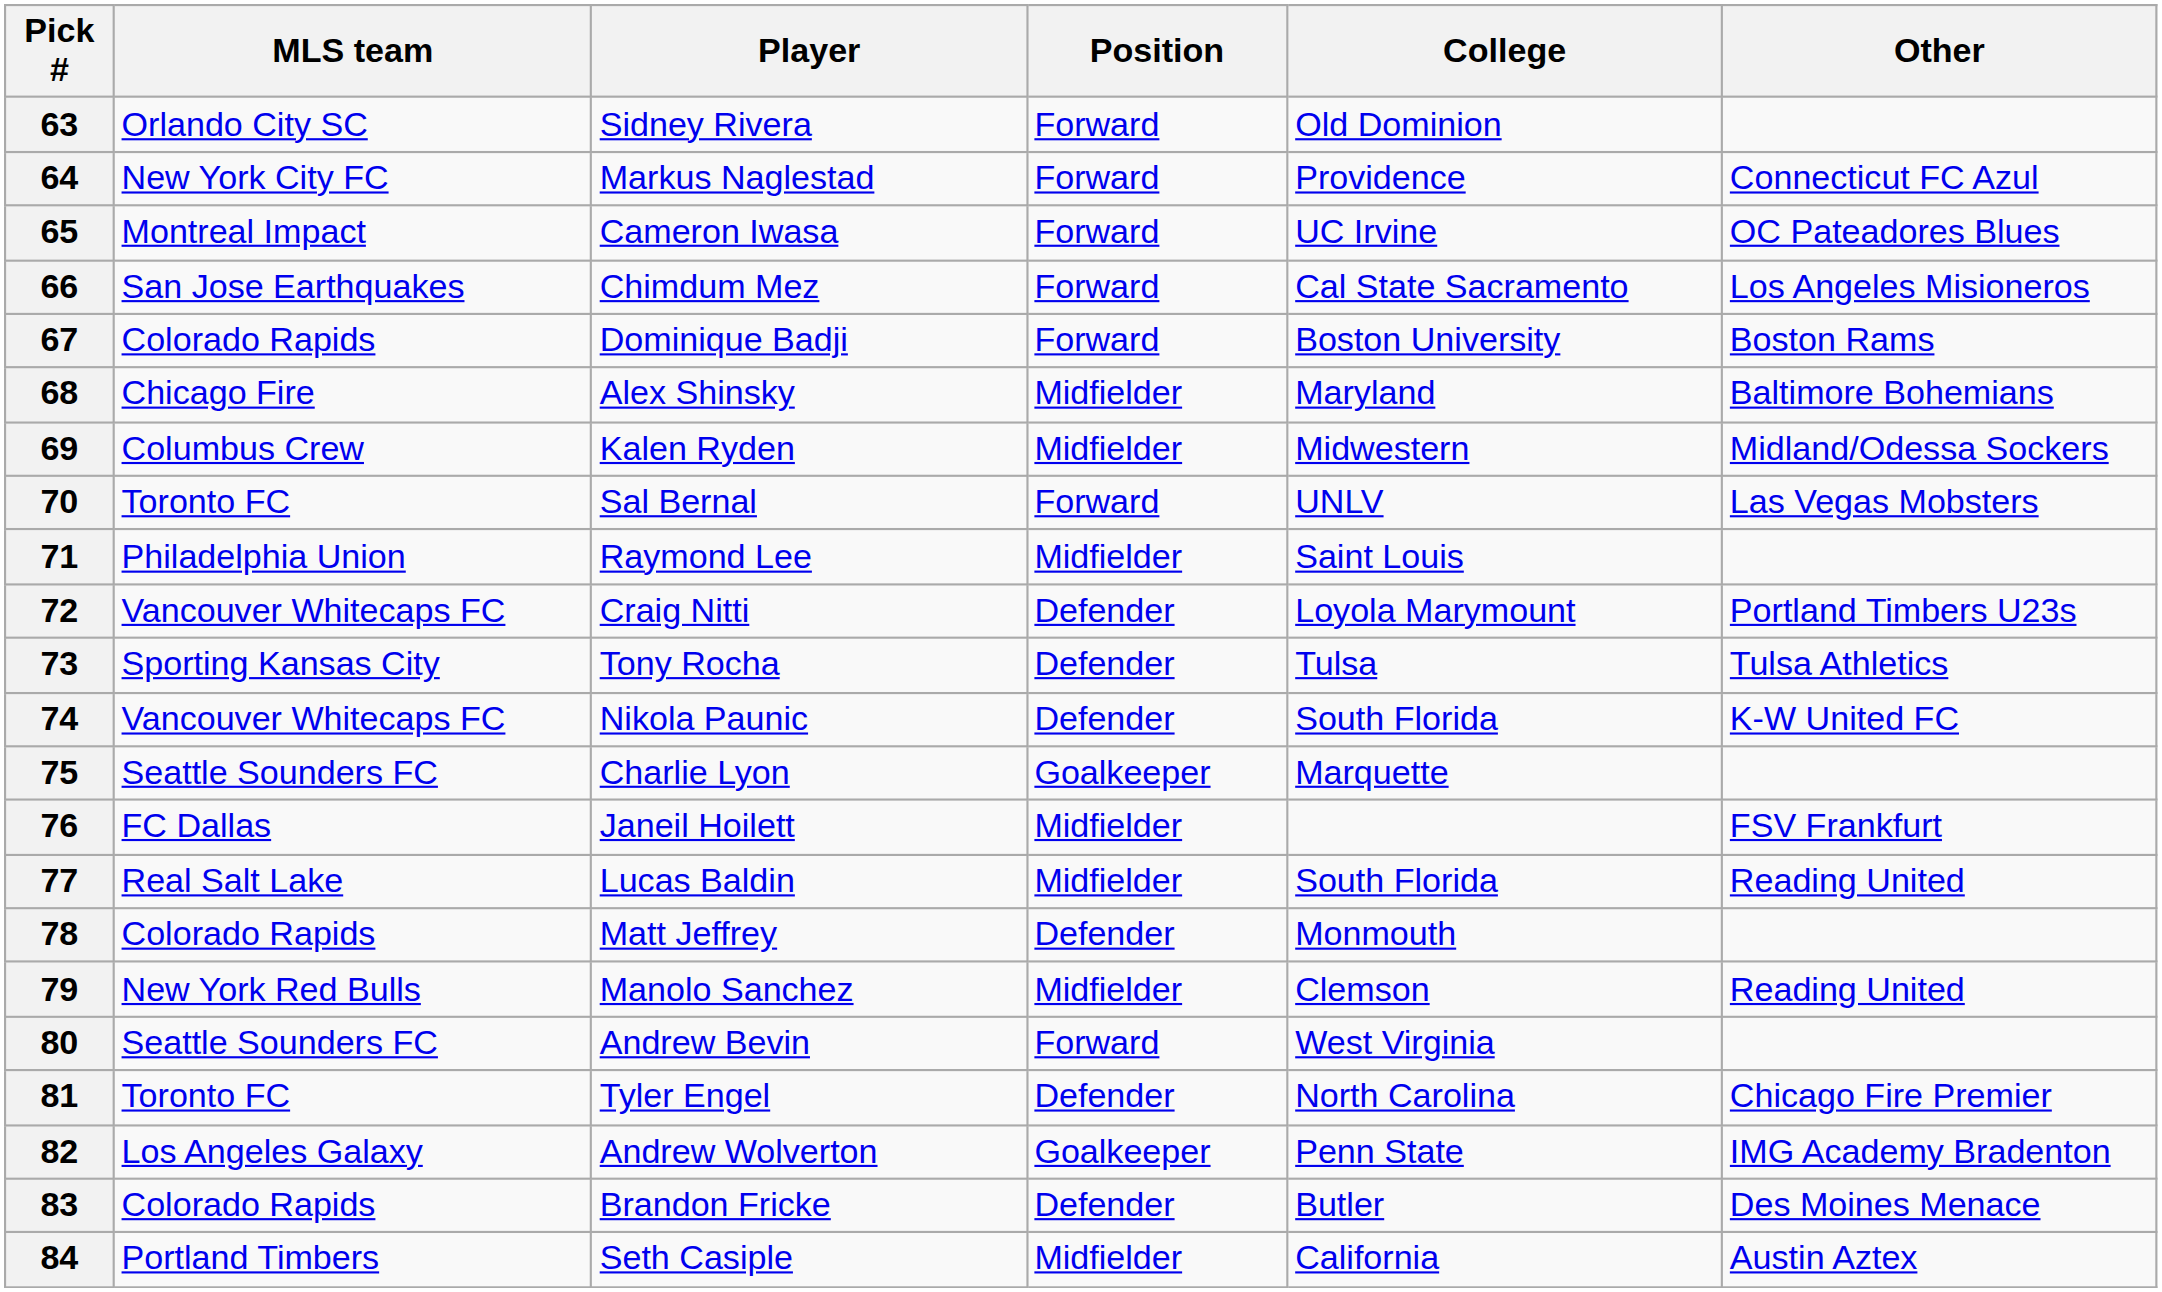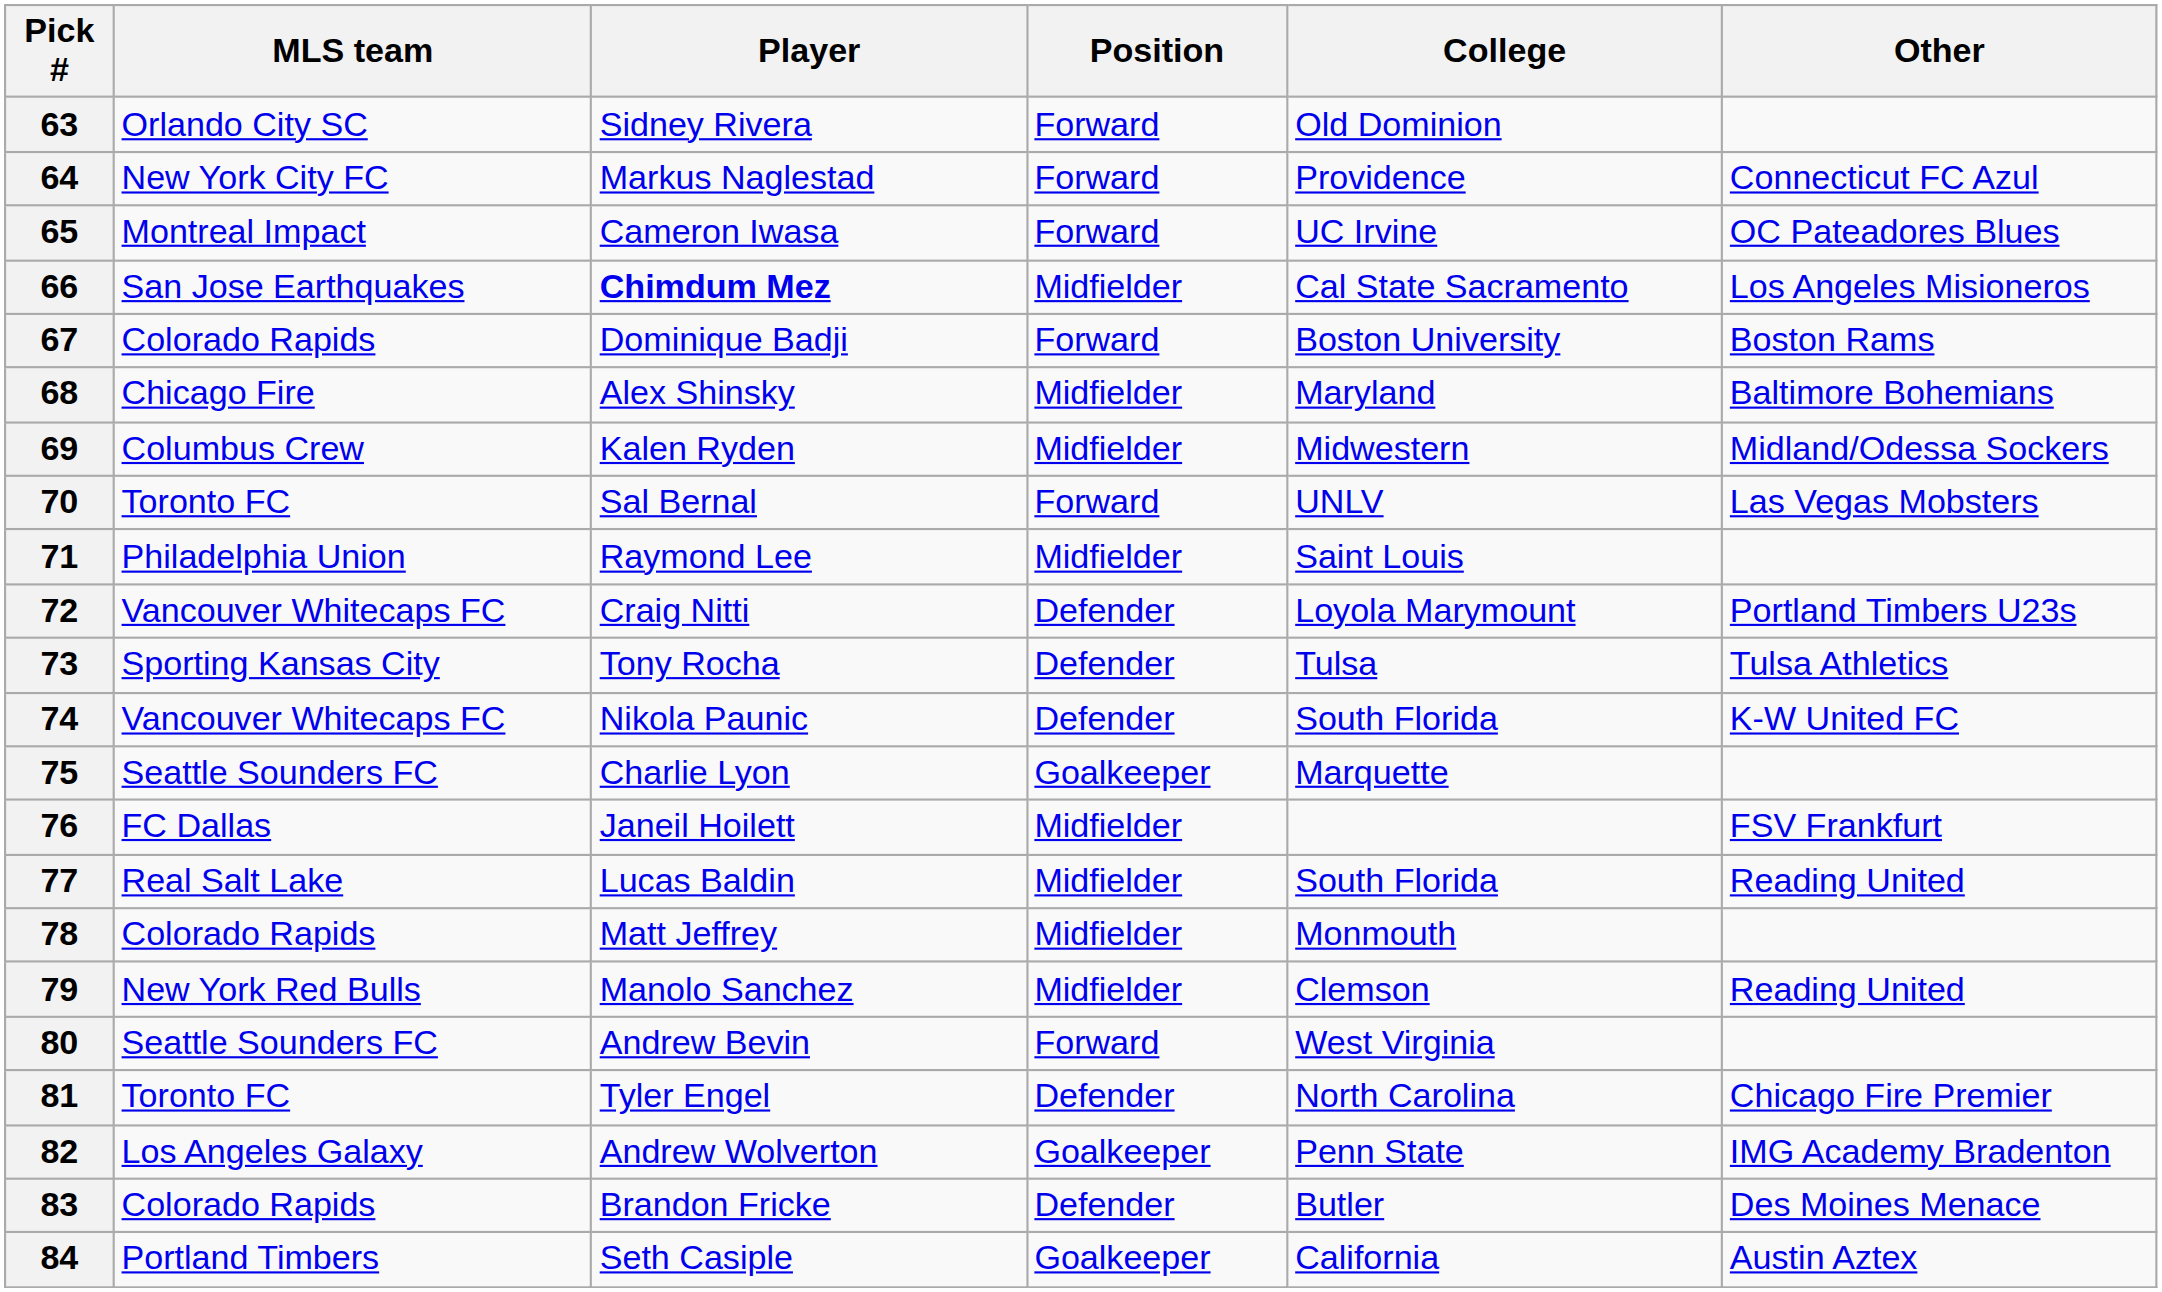(710, 286) normal -> (715, 286) bold
(1097, 286) Forward -> (1108, 286) Midfielder
(1104, 934) Defender -> (1108, 934) Midfielder
(1108, 1258) Midfielder -> (1122, 1258) Goalkeeper
